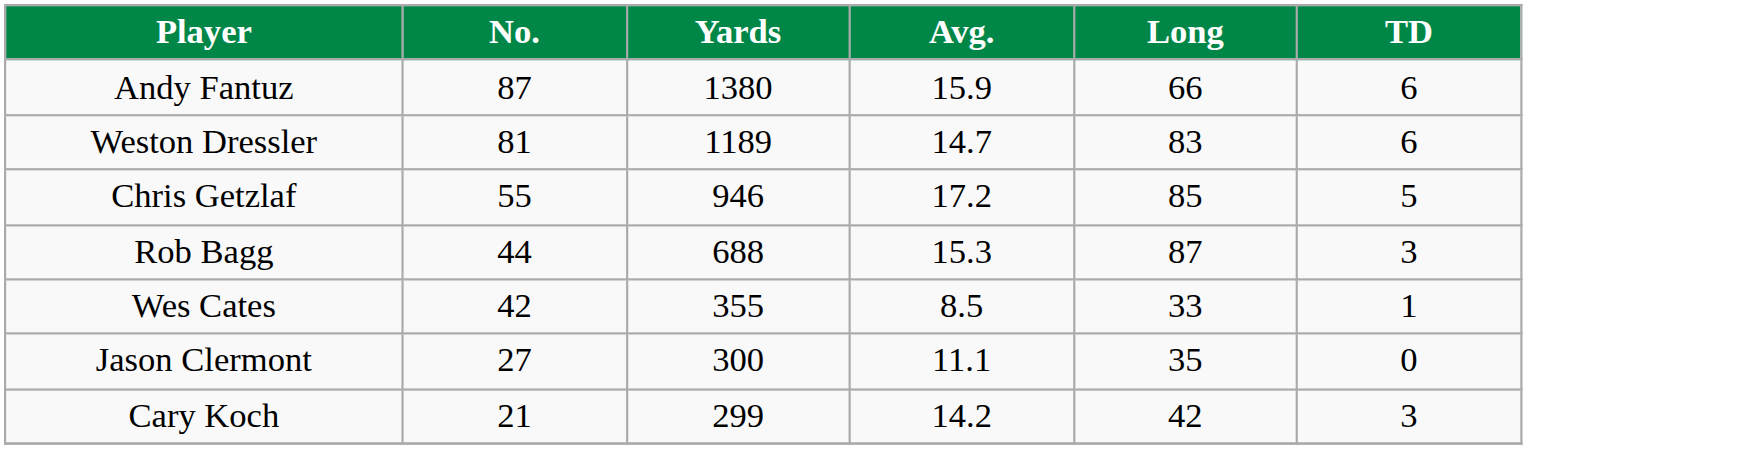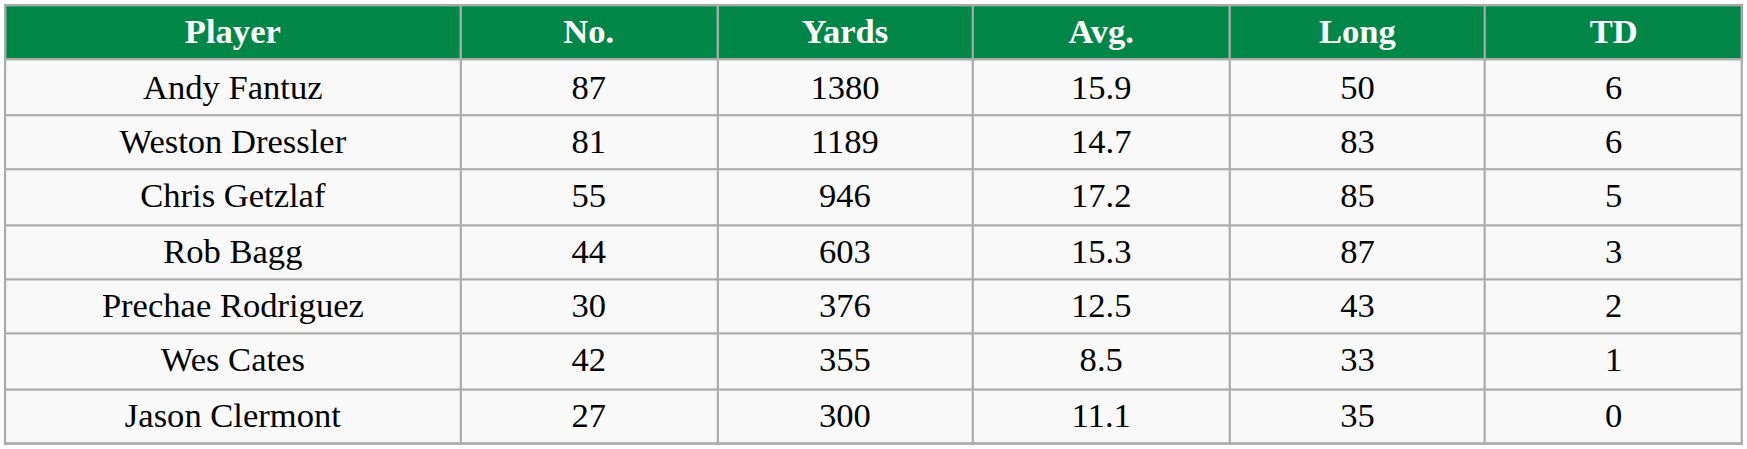(1185, 86) 66 -> (1357, 86) 50
(738, 251) 688 -> (845, 251) 603
+ row: (233, 305)
- row: (204, 415)
